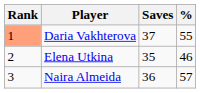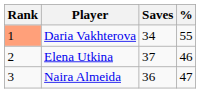(149, 35) 37 -> (149, 35) 34
(149, 56) 35 -> (149, 56) 37
(186, 77) 57 -> (186, 77) 47
